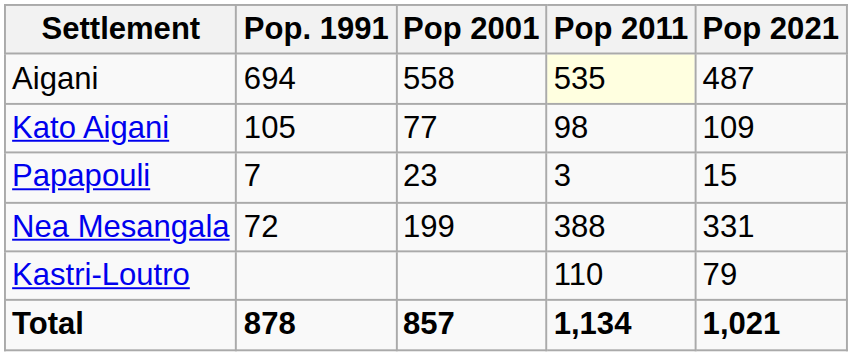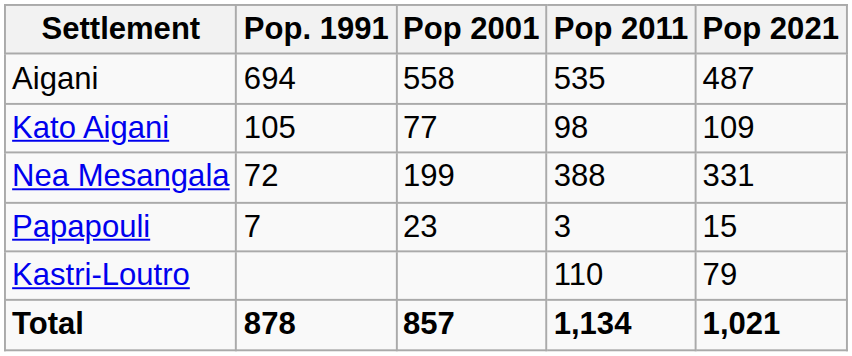(580, 78) lightyellow background -> (580, 78) no background
rows swapped: (81, 176) <-> (121, 226)
